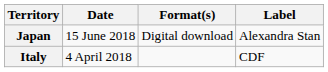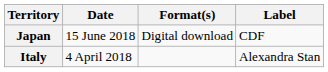(280, 35) Alexandra Stan -> (252, 35) CDF
(252, 56) CDF -> (280, 56) Alexandra Stan
